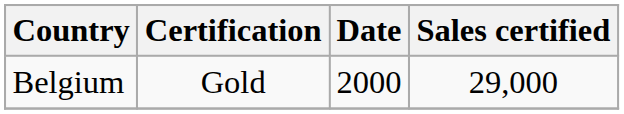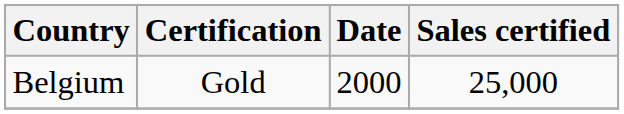(513, 81) 29,000 -> (513, 81) 25,000
